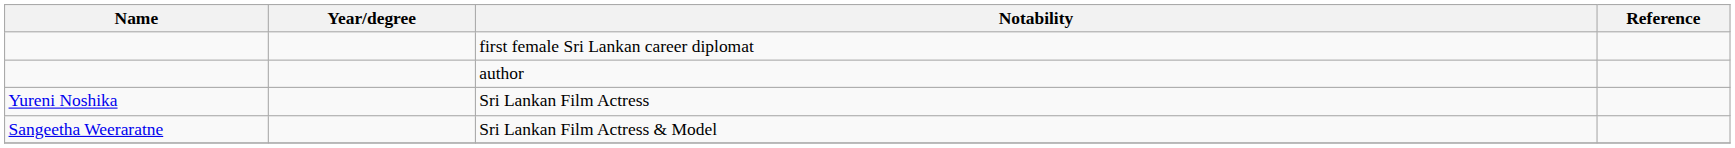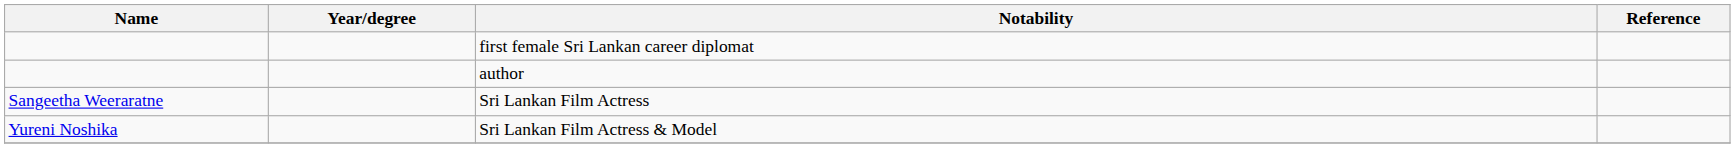(63, 101) Yureni Noshika -> (86, 101) Sangeetha Weeraratne
(86, 128) Sangeetha Weeraratne -> (63, 128) Yureni Noshika
